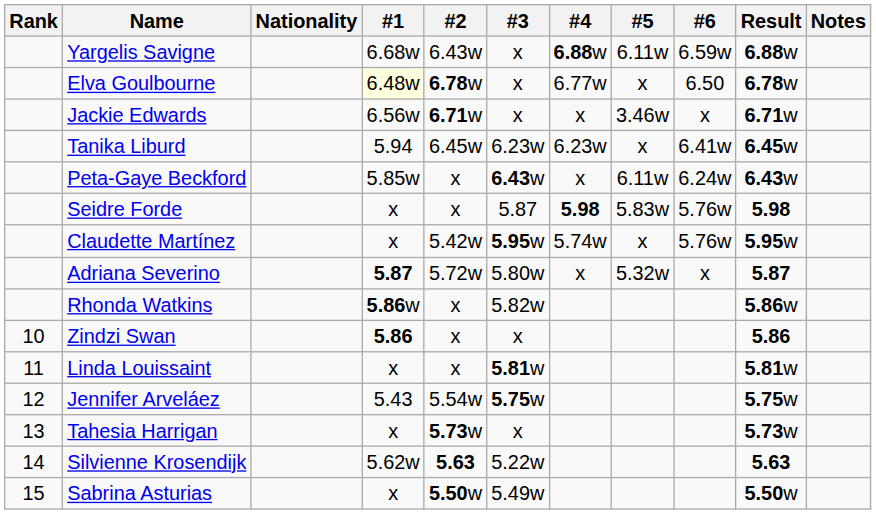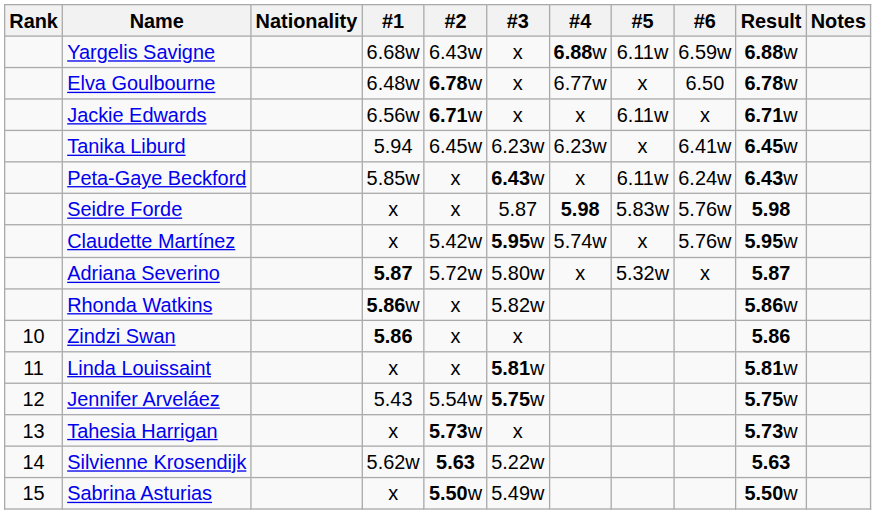(393, 84) lightyellow background -> (393, 84) no background
(643, 115) 3.46w -> (643, 115) 6.11w
